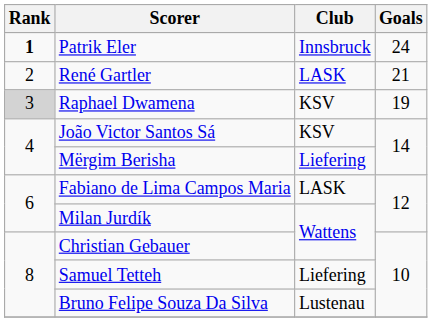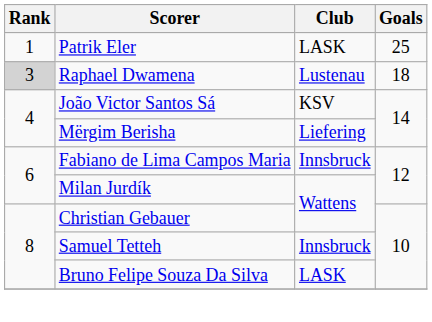(30, 47) bold -> (30, 47) normal
(335, 47) Innsbruck -> (322, 47) LASK
(401, 47) 24 -> (401, 47) 25
- row: (105, 75)
(317, 103) KSV -> (332, 75) Lustenau
(401, 103) 19 -> (401, 75) 18
(322, 189) LASK -> (335, 160) Innsbruck
(332, 274) Liefering -> (335, 246) Innsbruck
(332, 302) Lustenau -> (322, 274) LASK
